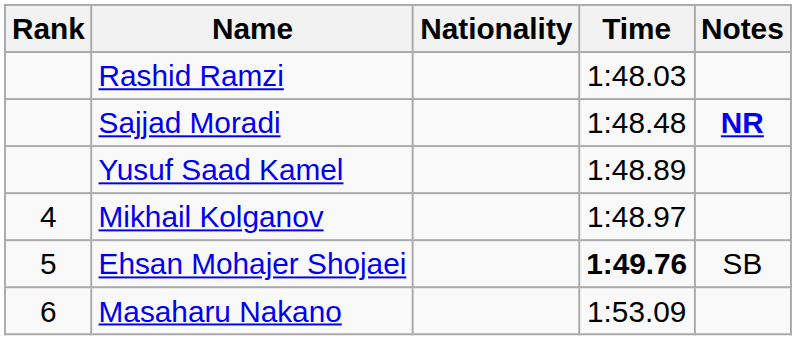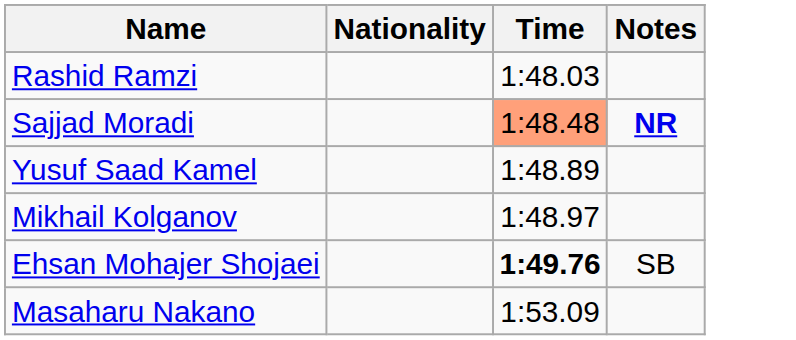- column: (48, 29)
(637, 123) no background -> (550, 123) lightsalmon background
